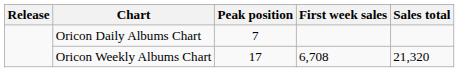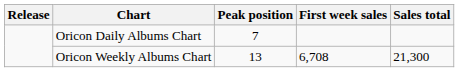(255, 56) 17 -> (255, 56) 13
(411, 56) 21,320 -> (411, 56) 21,300
